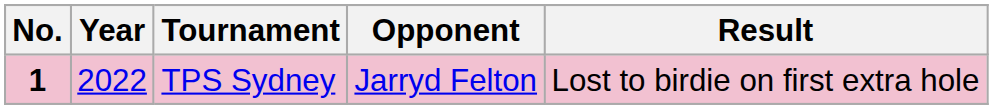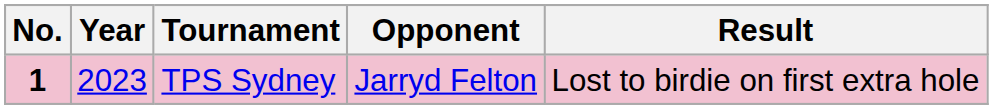(112, 80) 2022 -> (112, 80) 2023
